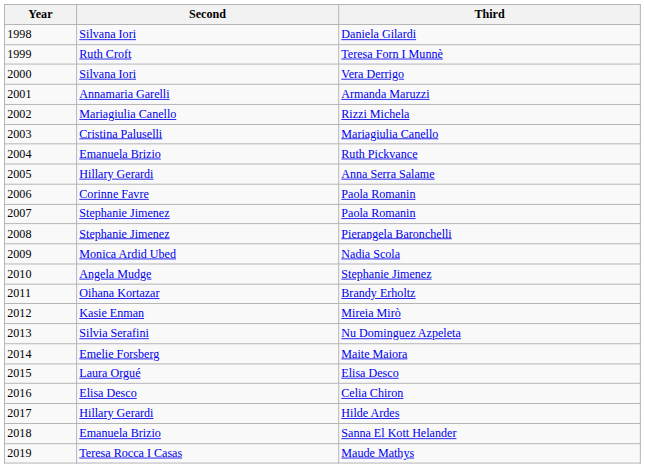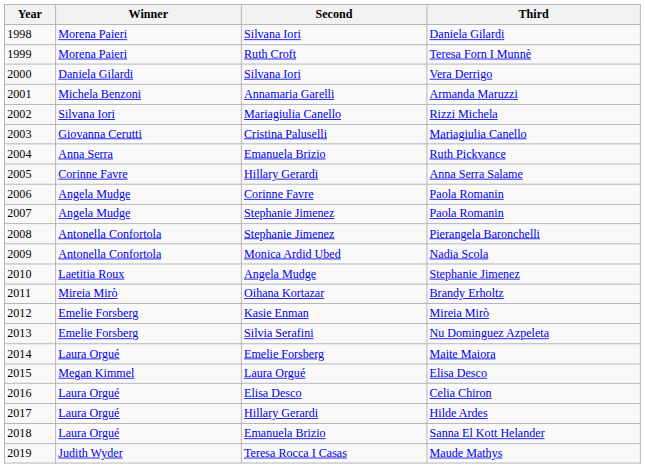+ column: (148, 14)
